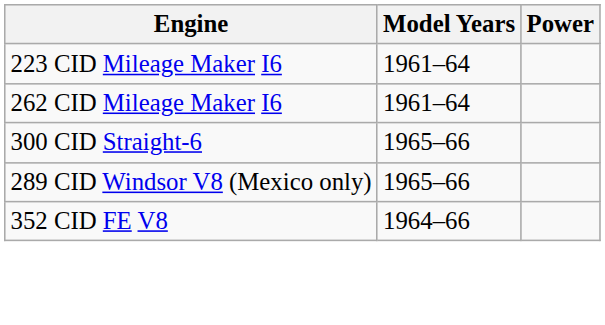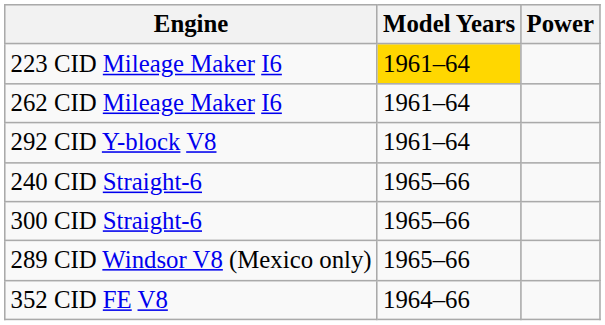(426, 63) no background -> (426, 63) gold background
+ row: (113, 142)
+ row: (106, 181)
